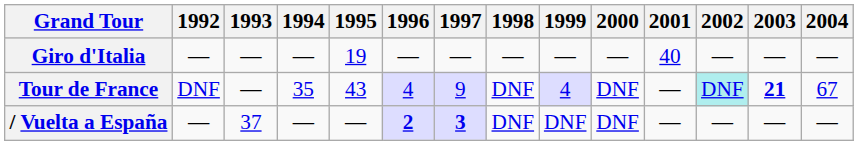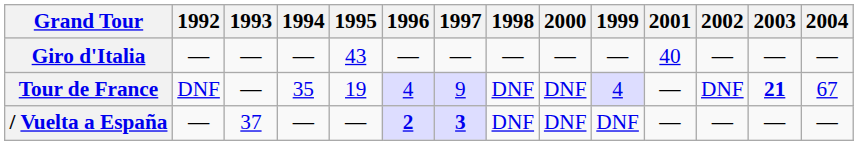columns swapped: (565, 21) <-> (618, 21)
(356, 55) 19 -> (356, 55) 43
(356, 88) 43 -> (356, 88) 19
(722, 88) paleturquoise background -> (722, 88) no background
